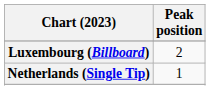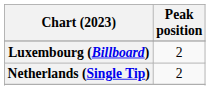(179, 73) 1 -> (179, 73) 2
